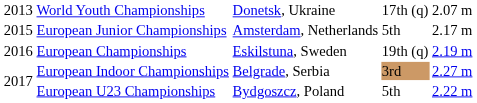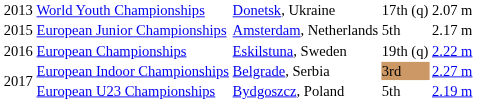(452, 51) 2.19 m -> (452, 51) 2.22 m
(452, 91) 2.22 m -> (452, 91) 2.19 m
